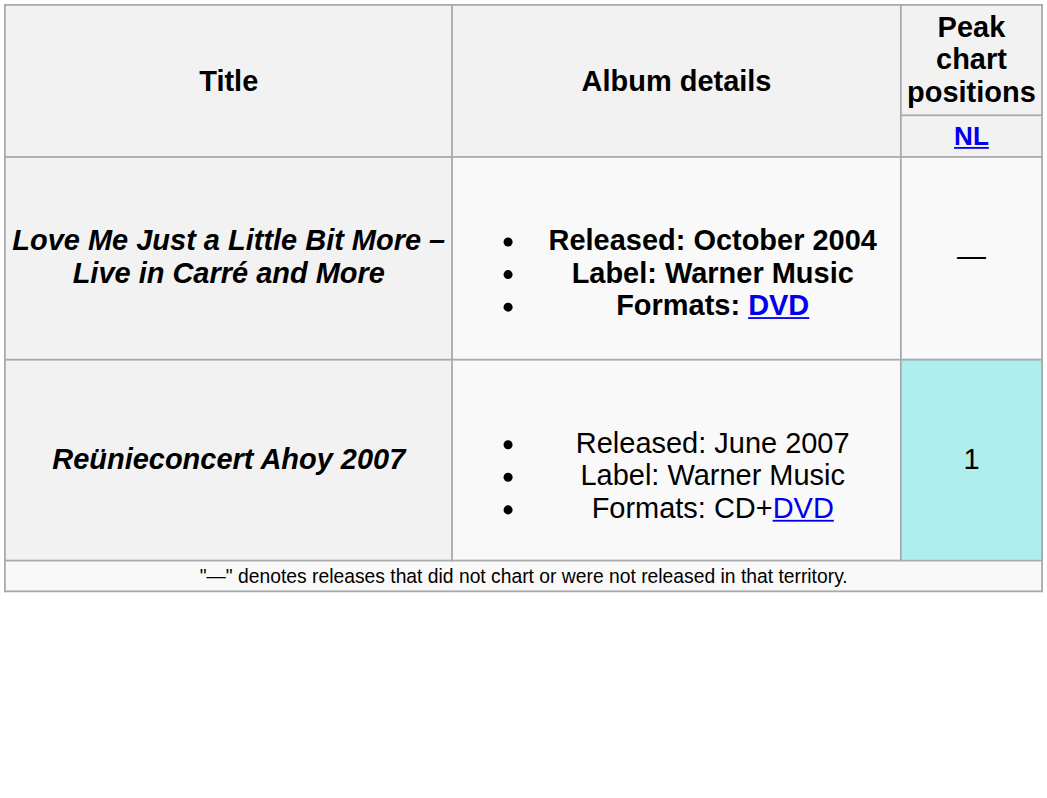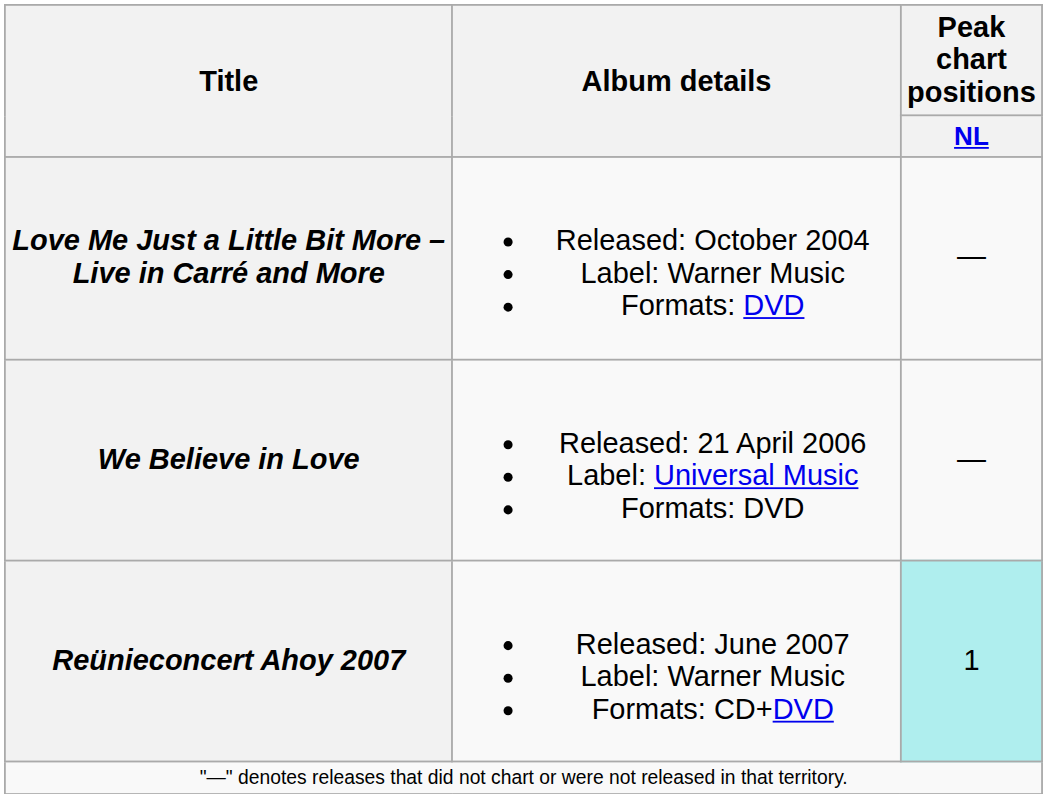(677, 274) bold -> (677, 274) normal
+ row: (229, 459)
